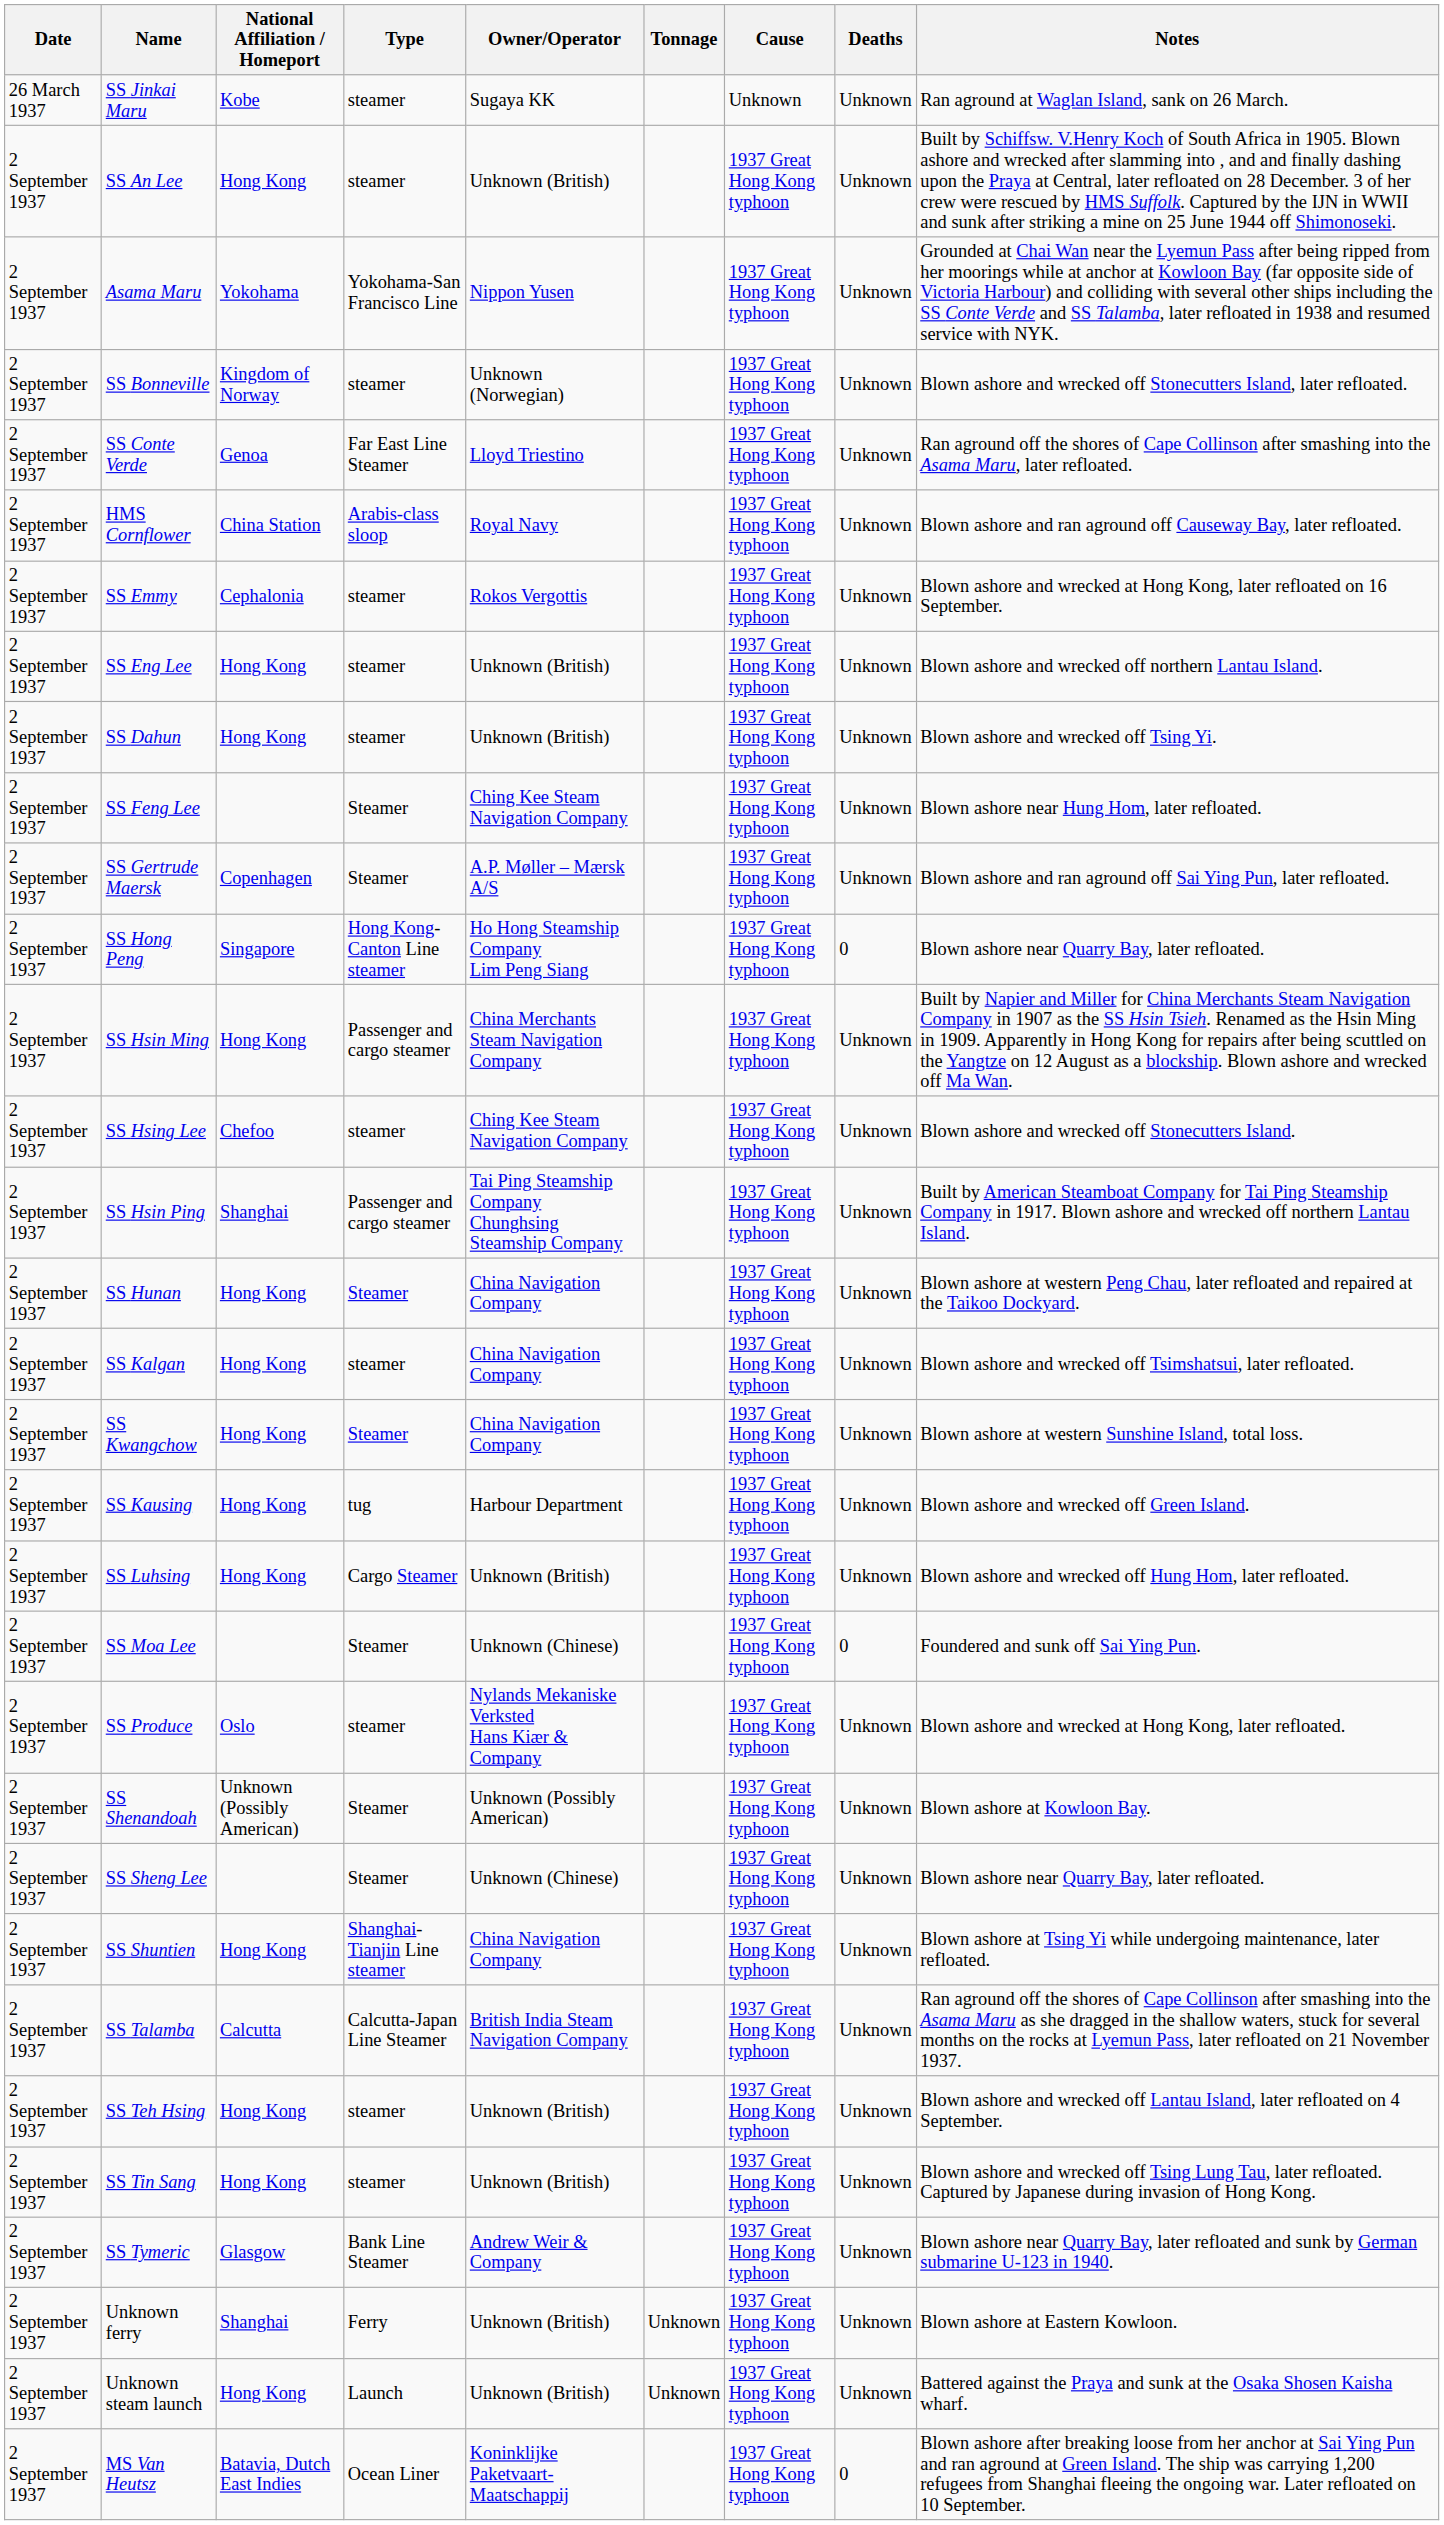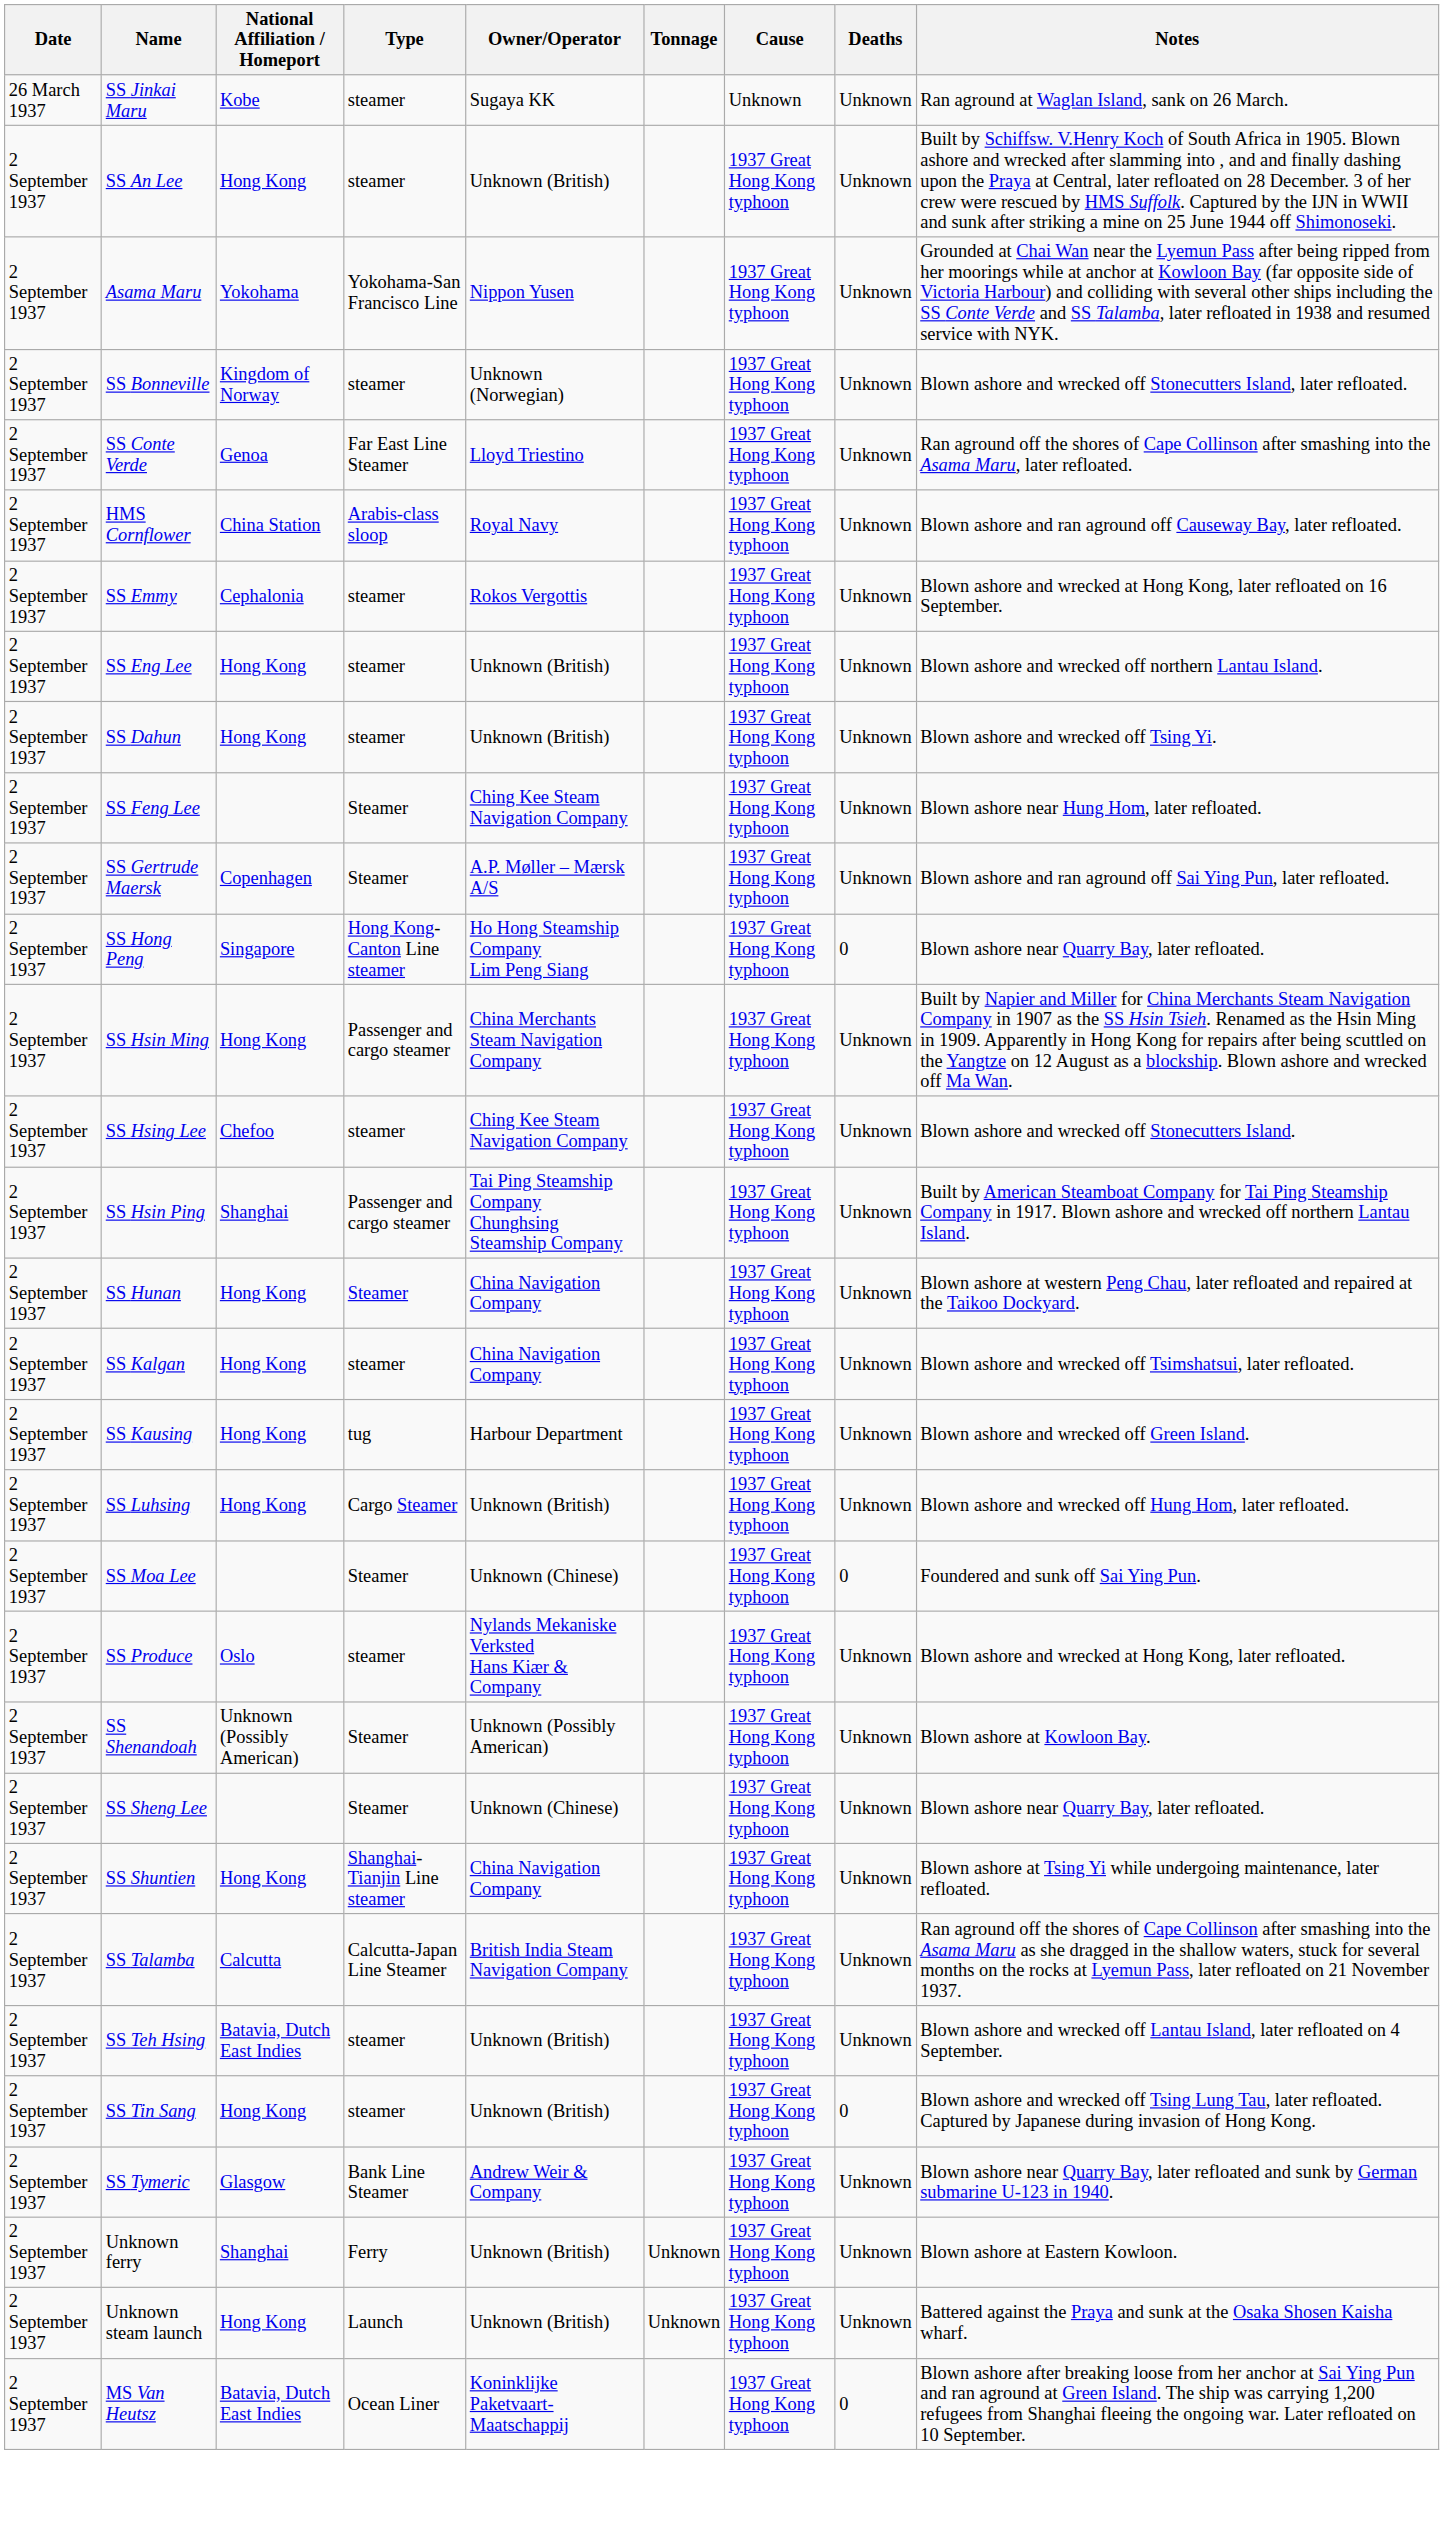- row: (151, 1434)
(263, 2111) Hong Kong -> (275, 2040) Batavia, Dutch East Indies
(875, 2181) Unknown -> (844, 2111) 0
